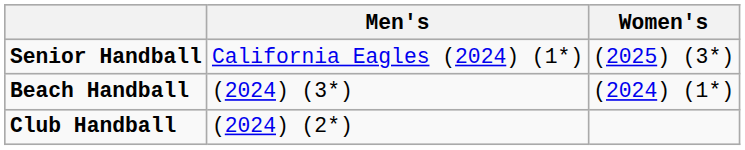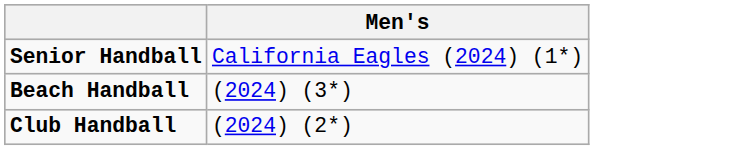- column: (664, 22)
